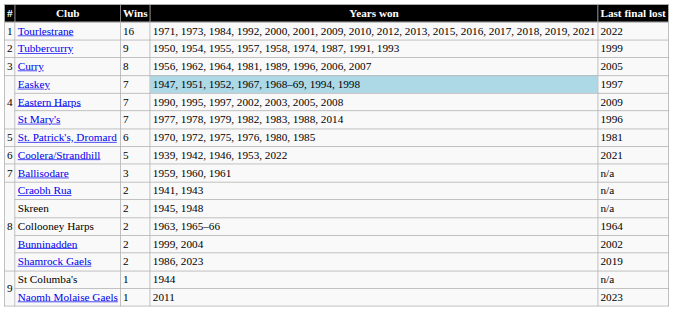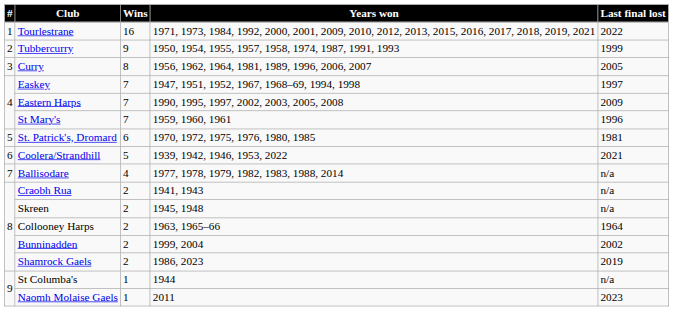(256, 84) lightblue background -> (256, 84) no background
(248, 119) 1977, 1978, 1979, 1982, 1983, 1988, 2014 -> (192, 119) 1959, 1960, 1961
(126, 173) 3 -> (126, 173) 4
(192, 173) 1959, 1960, 1961 -> (248, 173) 1977, 1978, 1979, 1982, 1983, 1988, 2014
